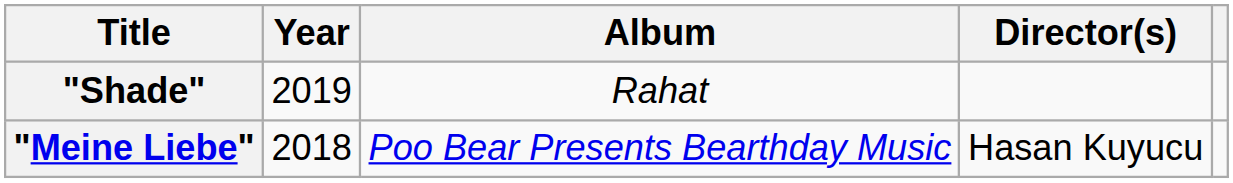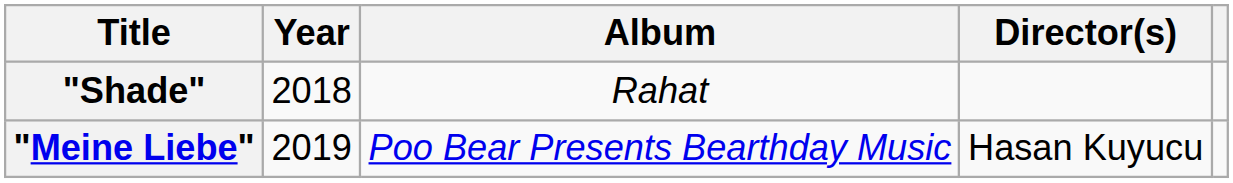(312, 90) 2019 -> (312, 90) 2018
(312, 147) 2018 -> (312, 147) 2019
